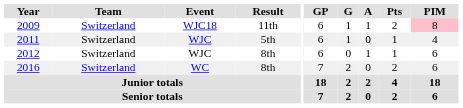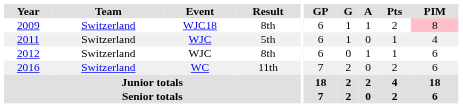(268, 25) 11th -> (268, 25) 8th
(268, 68) 8th -> (268, 68) 11th
